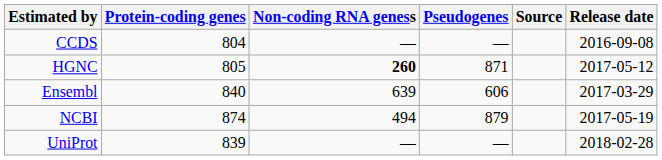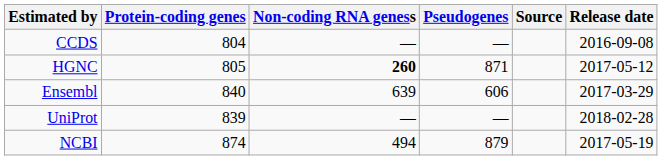rows swapped: (72, 142) <-> (79, 117)
